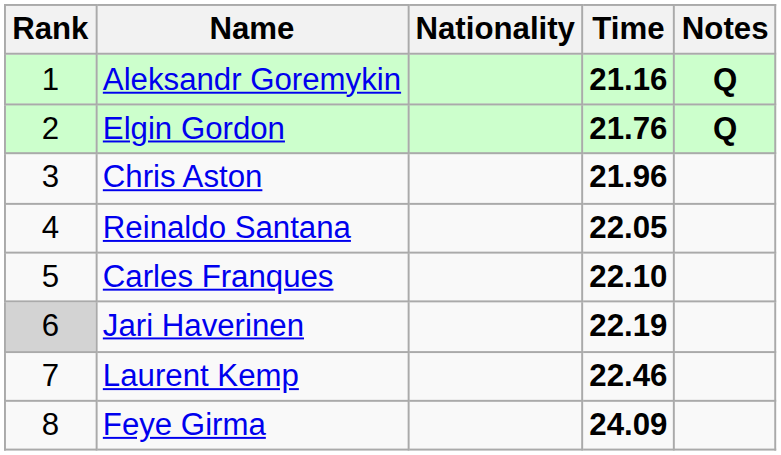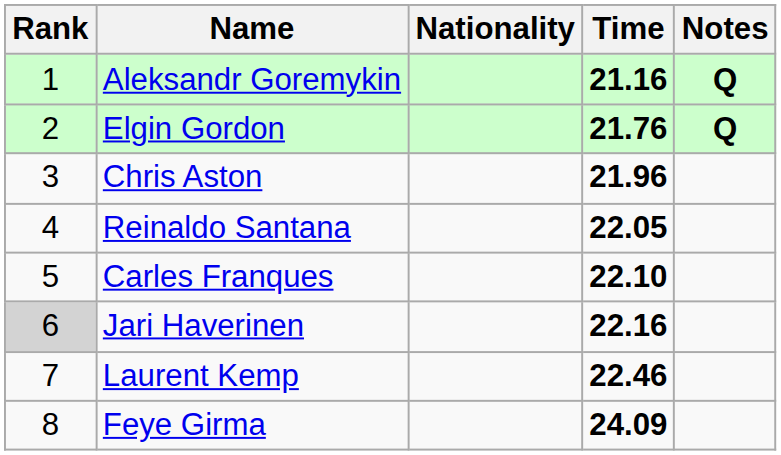(628, 326) 22.19 -> (628, 326) 22.16
